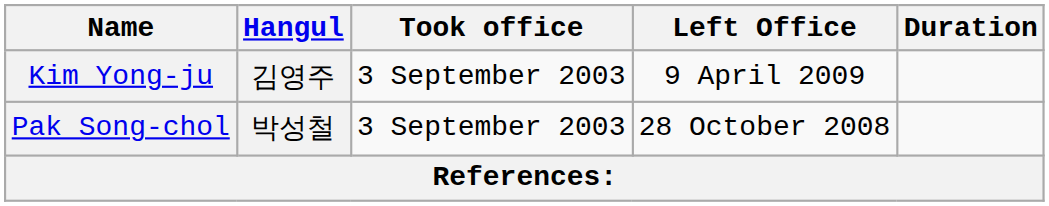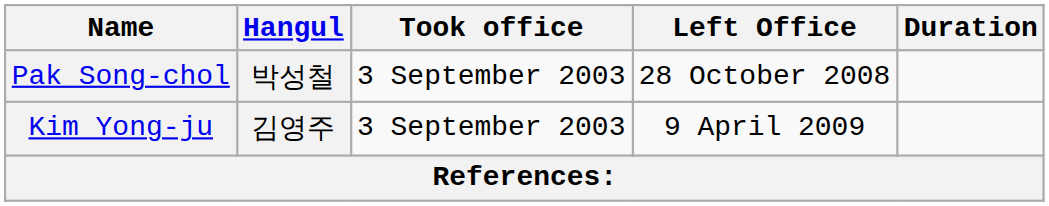rows swapped: (121, 129) <-> (121, 77)
